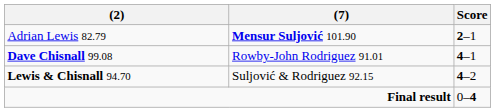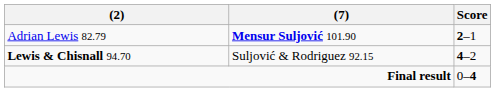- row: (60, 55)
